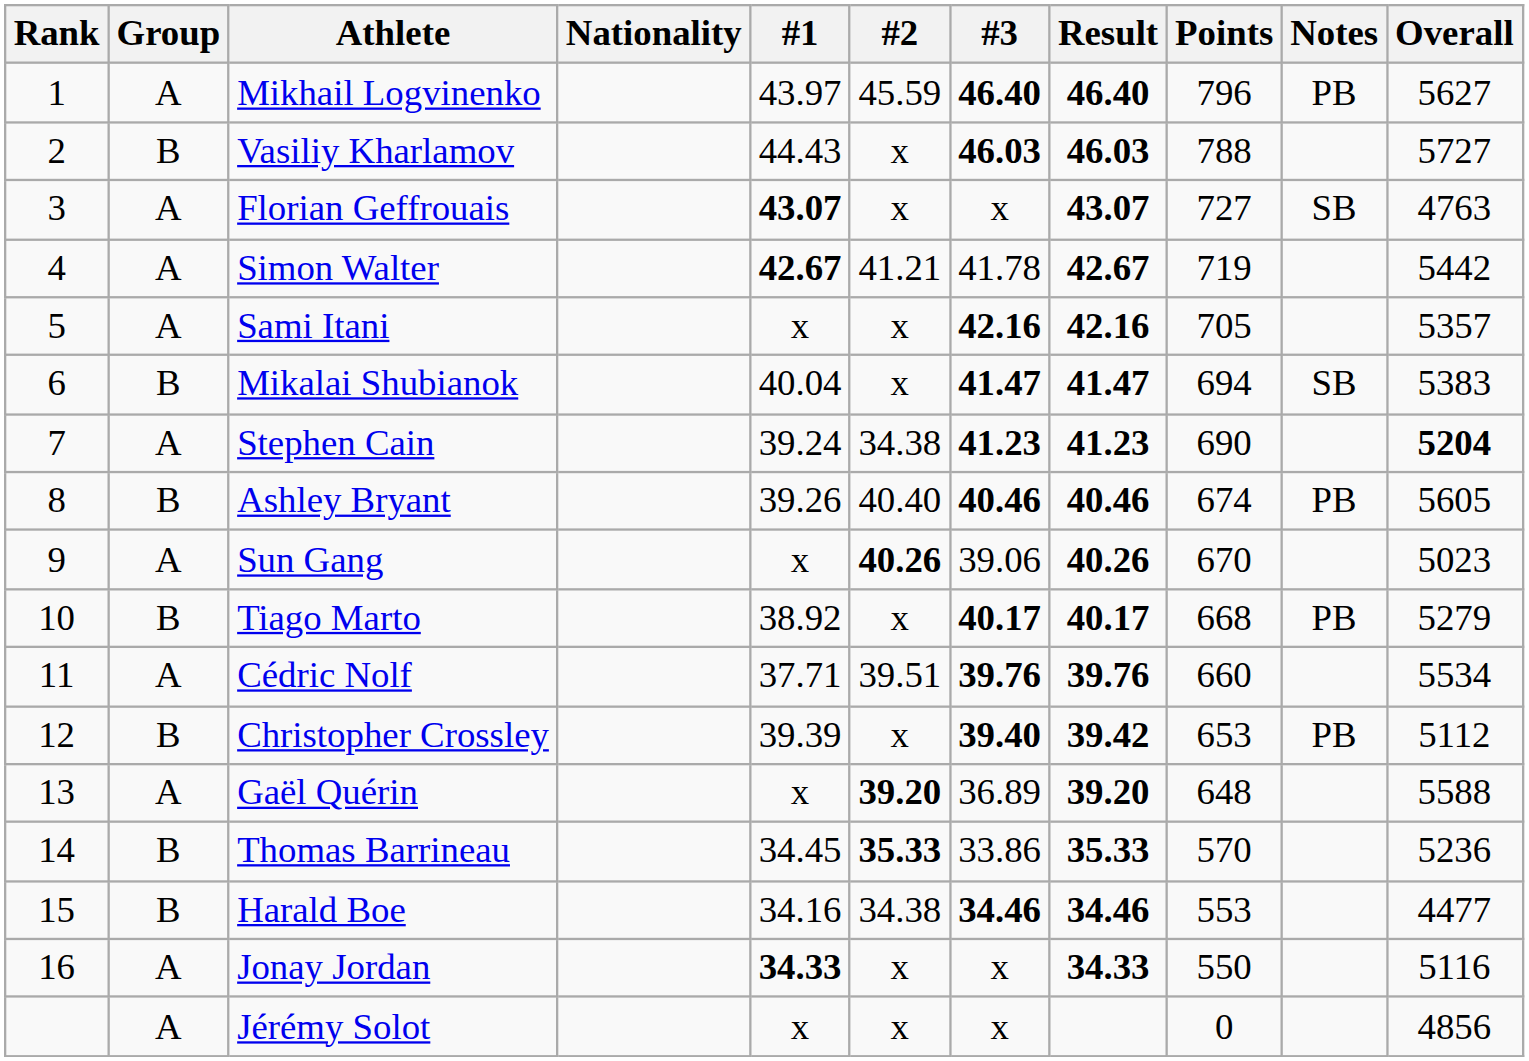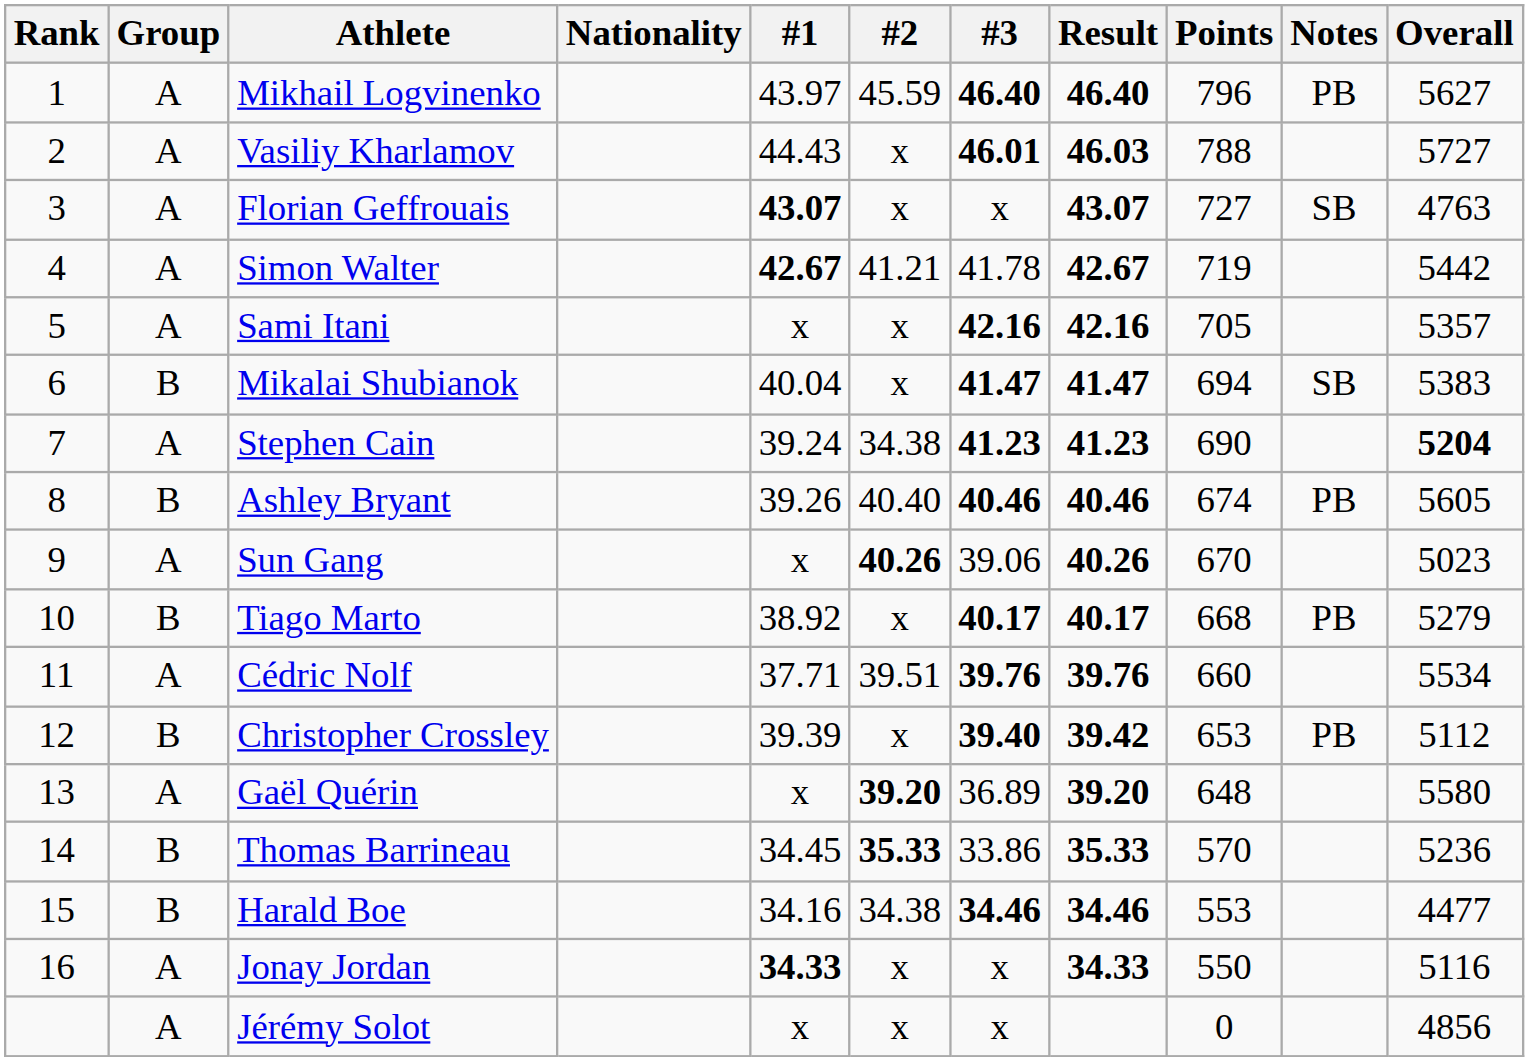(168, 150) B -> (168, 150) A
(1000, 150) 46.03 -> (1000, 150) 46.01
(1454, 792) 5588 -> (1454, 792) 5580
